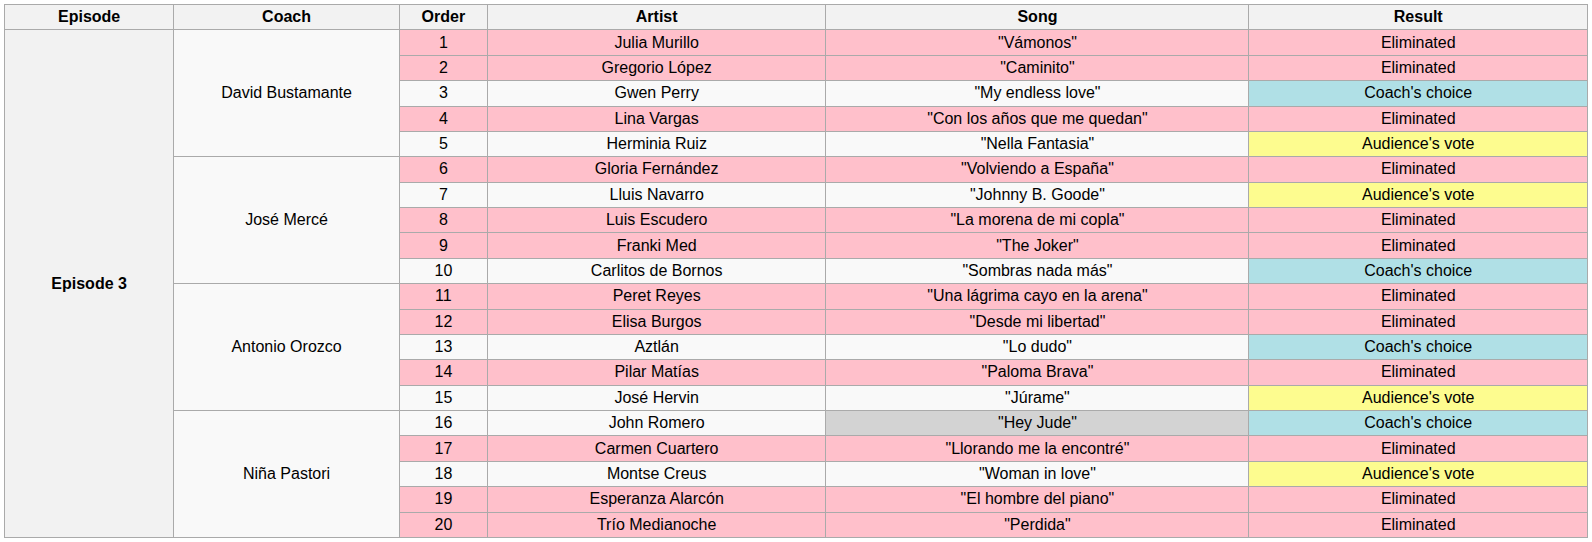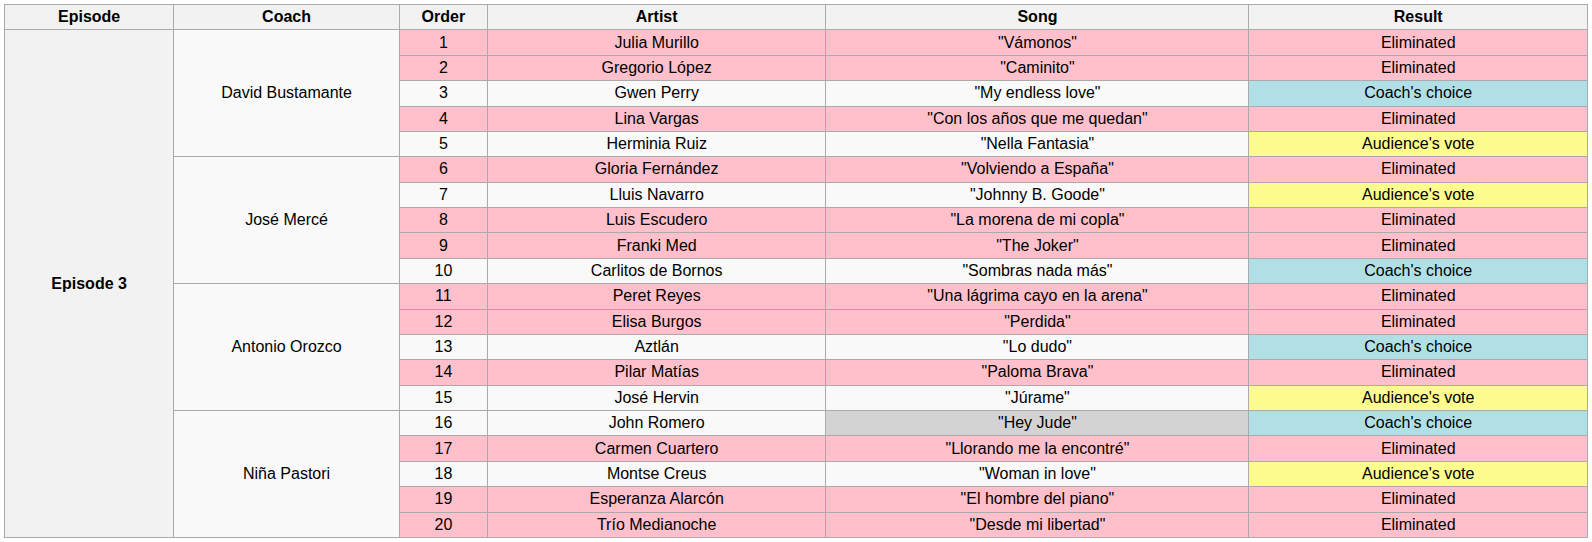(1037, 321) "Desde mi libertad" -> (1037, 321) "Perdida"
(1037, 524) "Perdida" -> (1037, 524) "Desde mi libertad"
